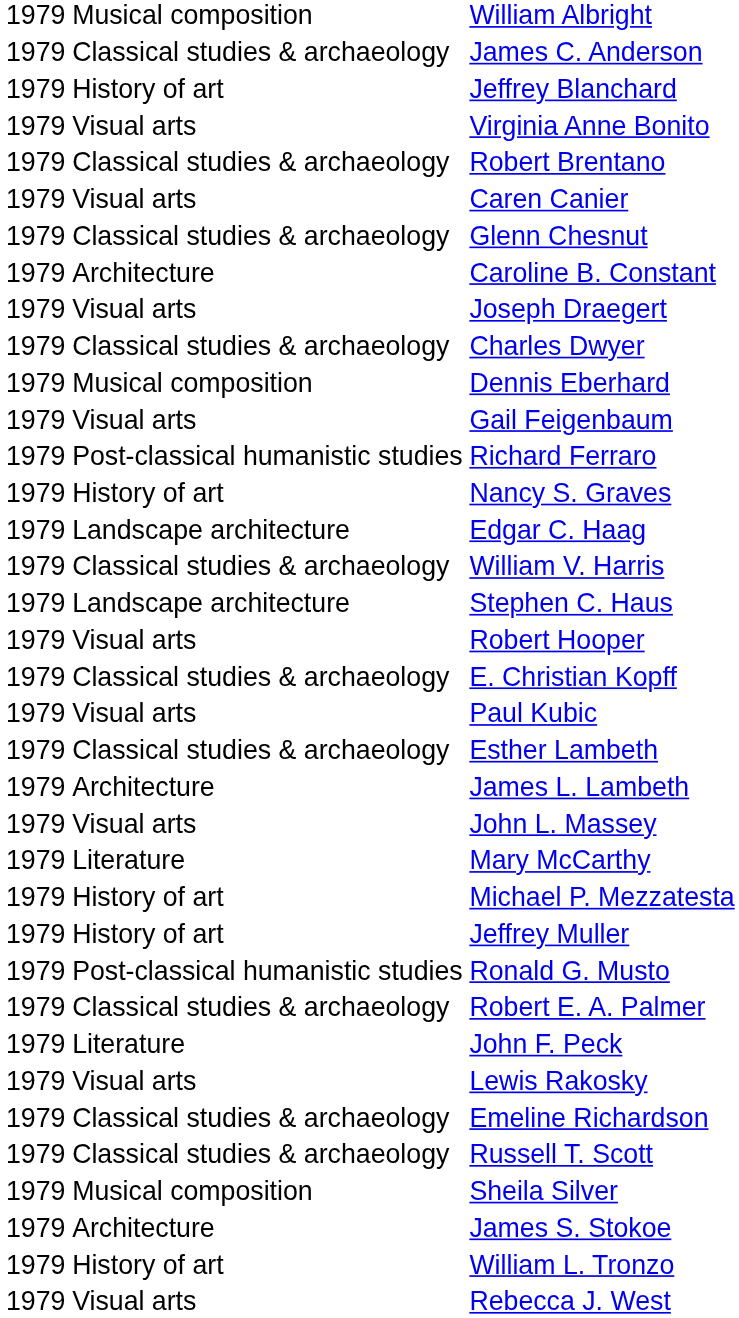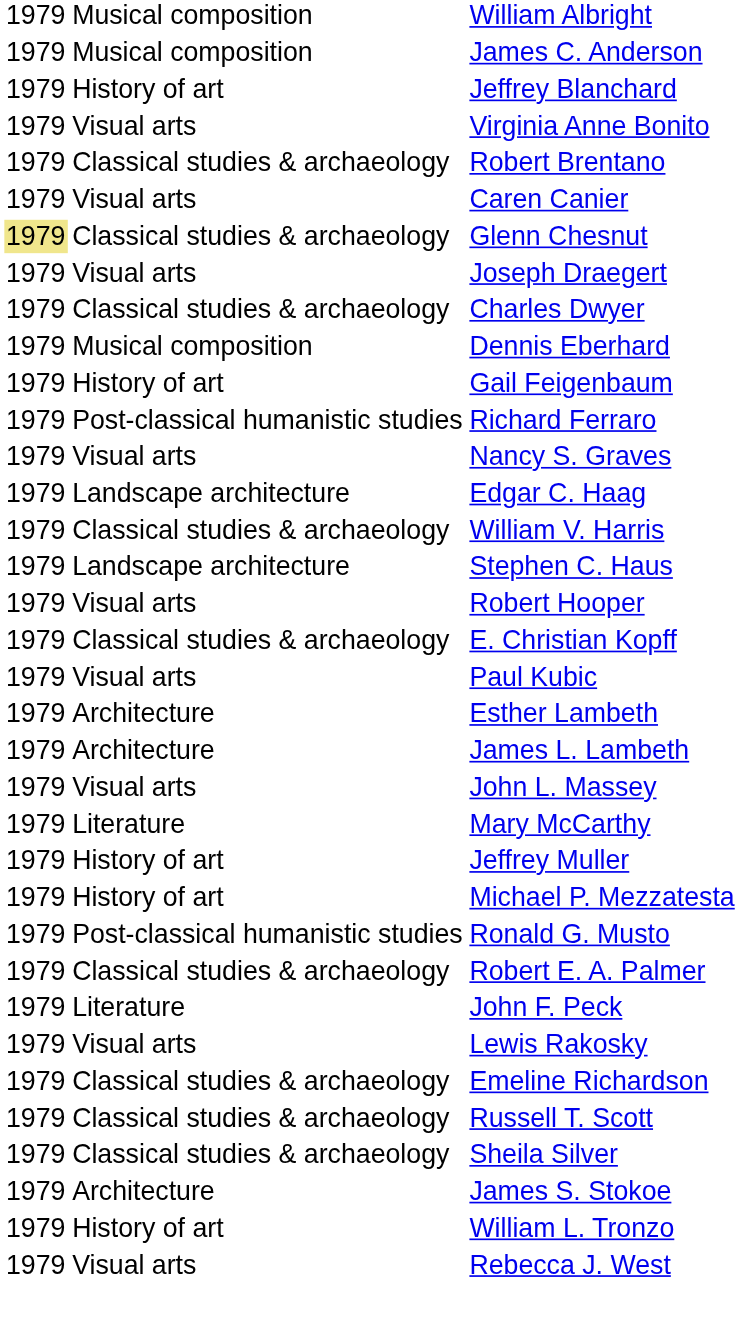(261, 52) Classical studies & archaeology -> (192, 52) Musical composition
(36, 236) no background -> (36, 236) khaki background
- row: (593, 272)
(134, 419) Visual arts -> (148, 383) History of art
(148, 493) History of art -> (134, 456) Visual arts
(261, 750) Classical studies & archaeology -> (143, 713) Architecture
rows swapped: (602, 897) <-> (549, 934)
(192, 1191) Musical composition -> (261, 1154) Classical studies & archaeology
